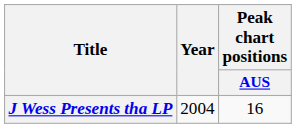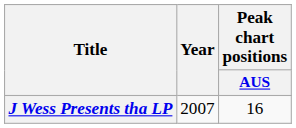(197, 109) 2004 -> (197, 109) 2007
